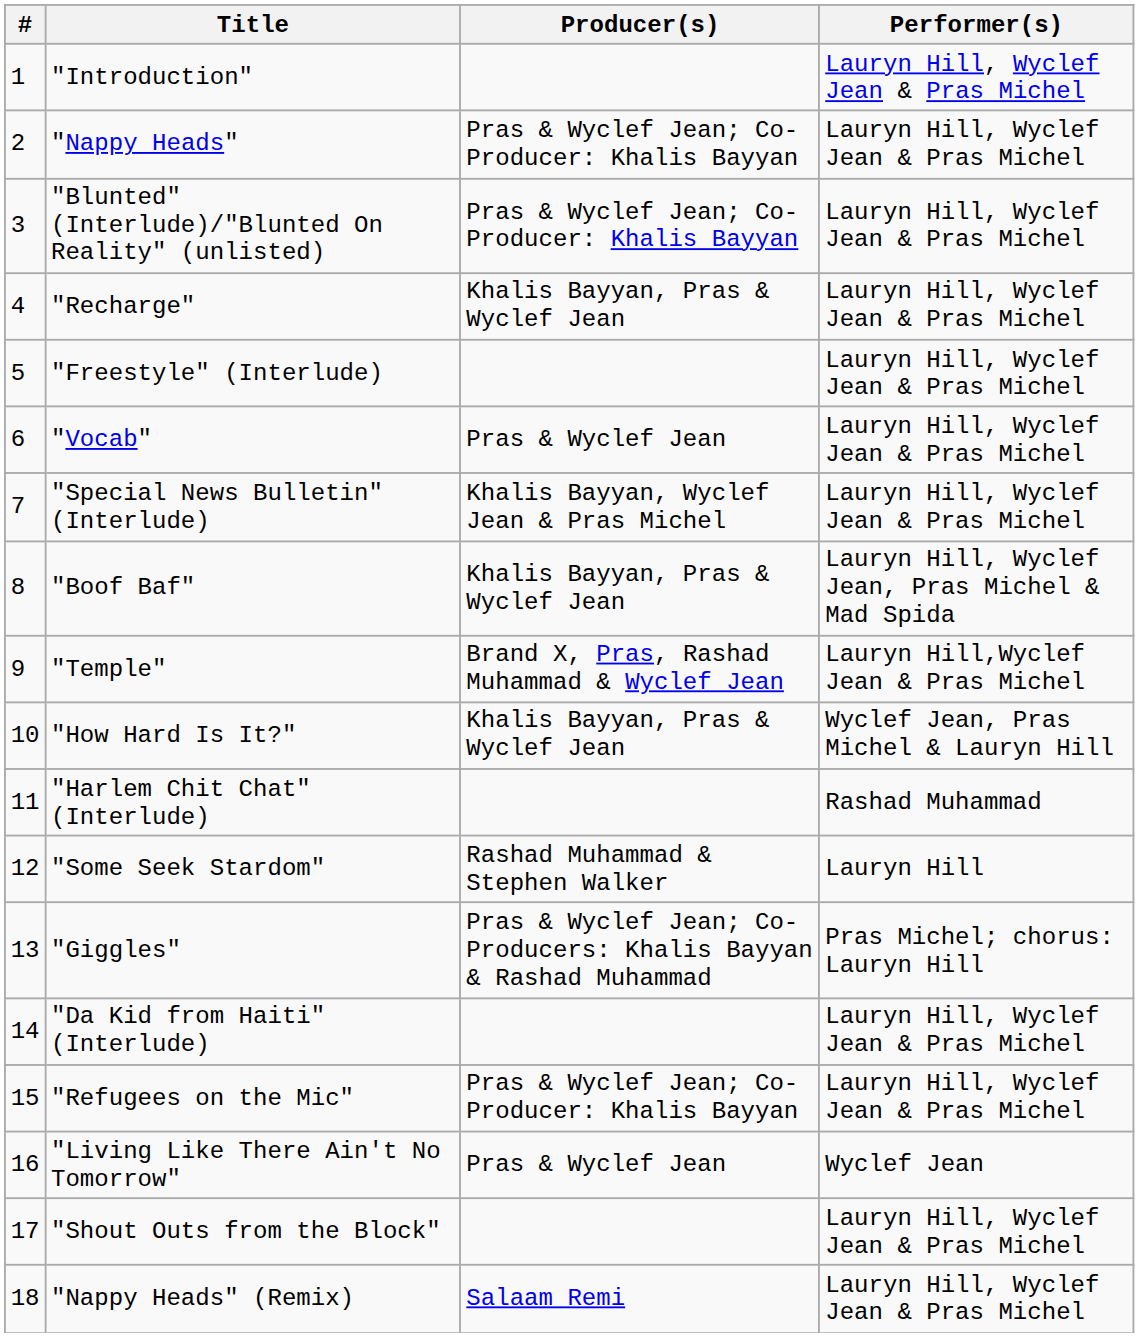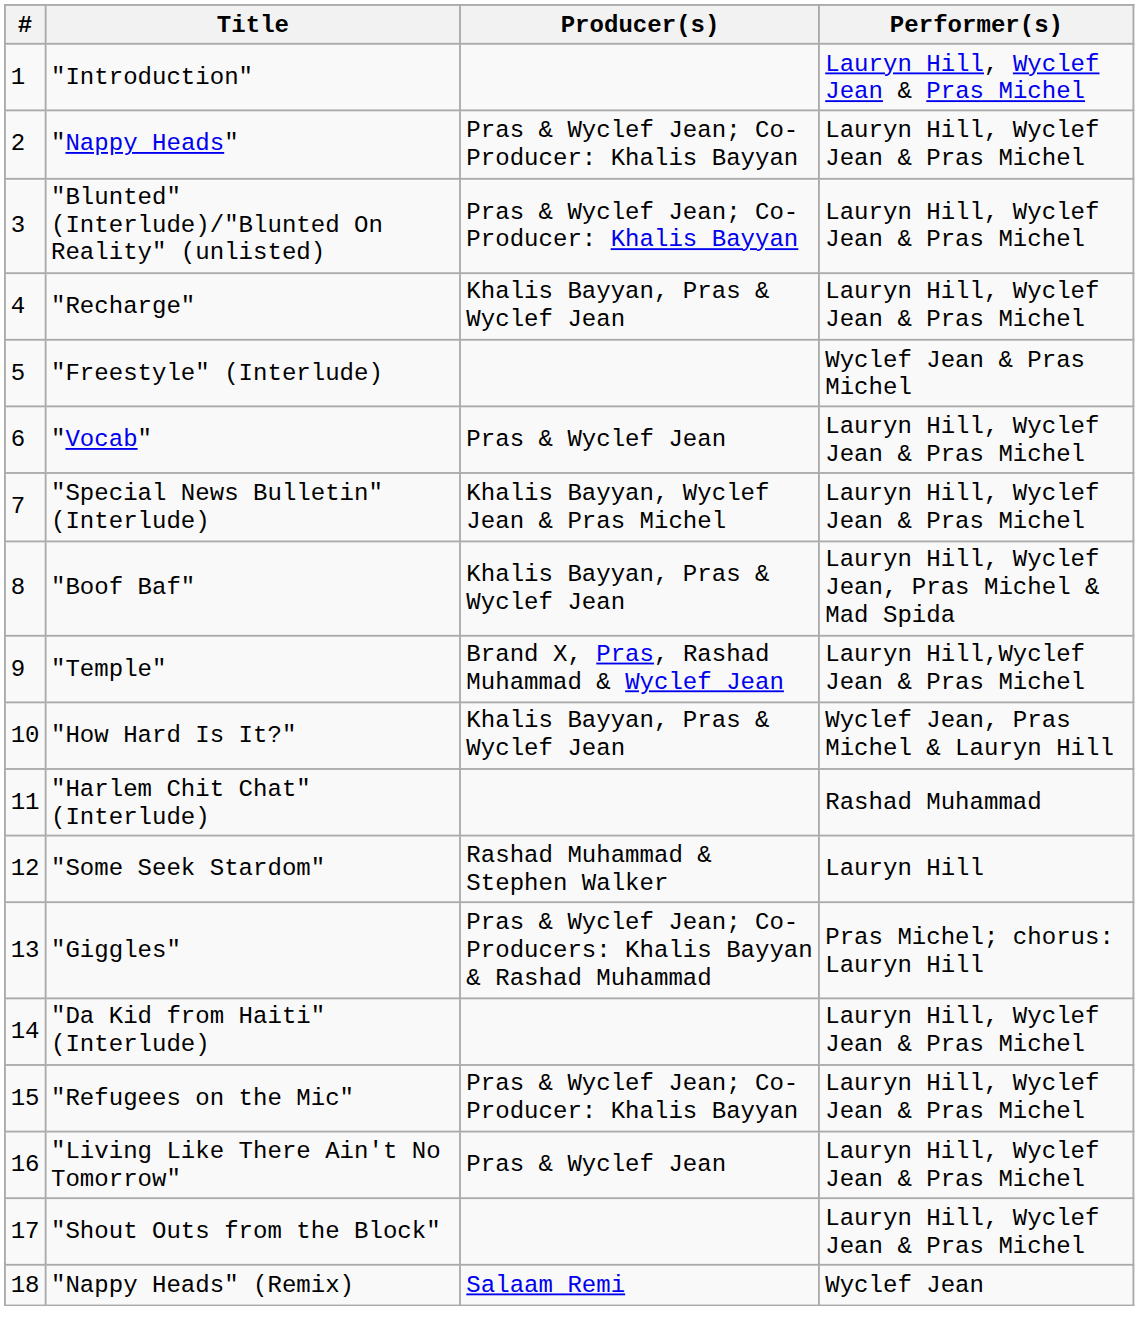(962, 373) Lauryn Hill, Wyclef Jean & Pras Michel -> (955, 373) Wyclef Jean & Pras Michel
(905, 1165) Wyclef Jean -> (962, 1165) Lauryn Hill, Wyclef Jean & Pras Michel
(962, 1299) Lauryn Hill, Wyclef Jean & Pras Michel -> (905, 1285) Wyclef Jean
